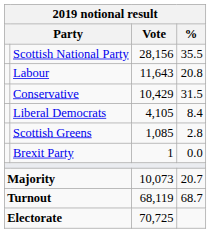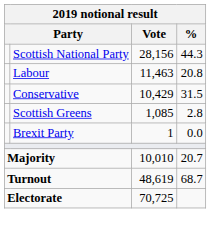(192, 53) 35.5 -> (192, 53) 44.3
(157, 73) 11,643 -> (157, 73) 11,463
- row: (60, 113)
(156, 178) 10,073 -> (156, 158) 10,010
(157, 198) 68,119 -> (156, 178) 48,619
